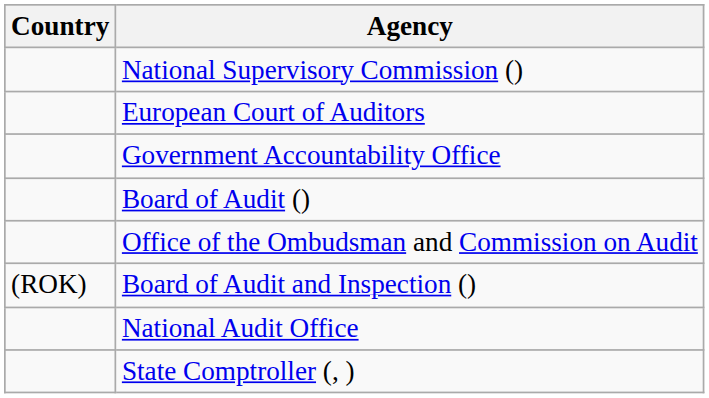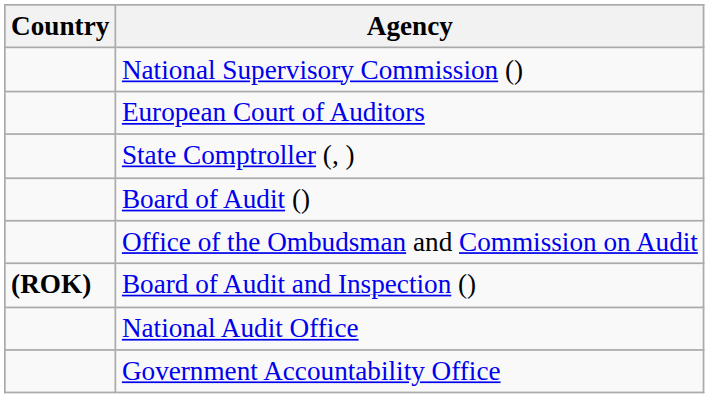rows swapped: (238, 371) <-> (311, 155)
(49, 284) normal -> (51, 284) bold
